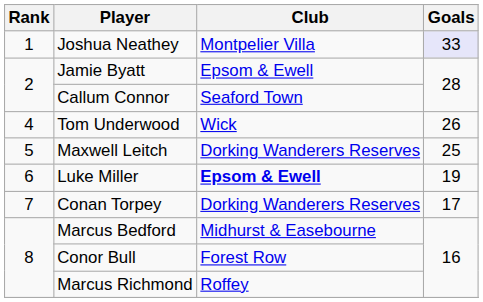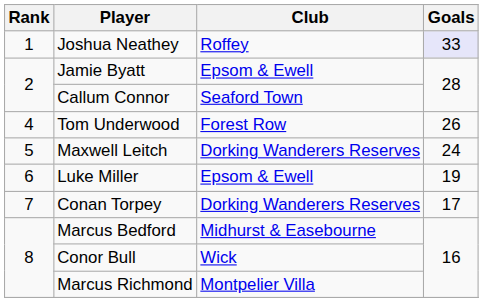(258, 44) Montpelier Villa -> (224, 44) Roffey
(219, 124) Wick -> (243, 124) Forest Row
(451, 151) 25 -> (451, 151) 24
(261, 177) bold -> (257, 177) normal
(243, 257) Forest Row -> (219, 257) Wick
(224, 284) Roffey -> (258, 284) Montpelier Villa
